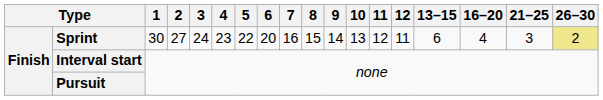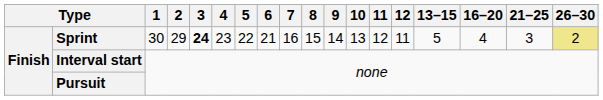(179, 38) 27 -> (179, 38) 29
(201, 38) normal -> (201, 38) bold
(268, 38) 20 -> (268, 38) 21
(437, 38) 6 -> (437, 38) 5
